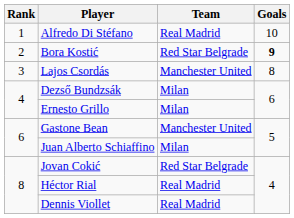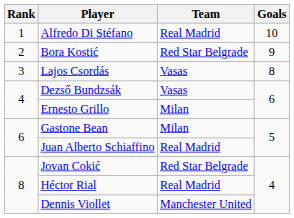(272, 52) bold -> (272, 52) normal
(206, 71) Manchester United -> (174, 71) Vasas
(174, 90) Milan -> (174, 90) Vasas
(206, 128) Manchester United -> (174, 128) Milan
(174, 147) Milan -> (190, 147) Real Madrid
(190, 204) Real Madrid -> (206, 204) Manchester United
